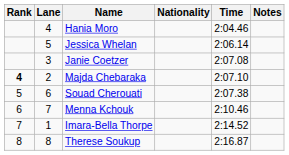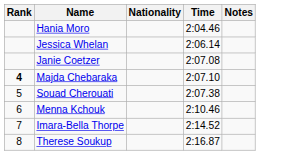- column: (48, 12)
